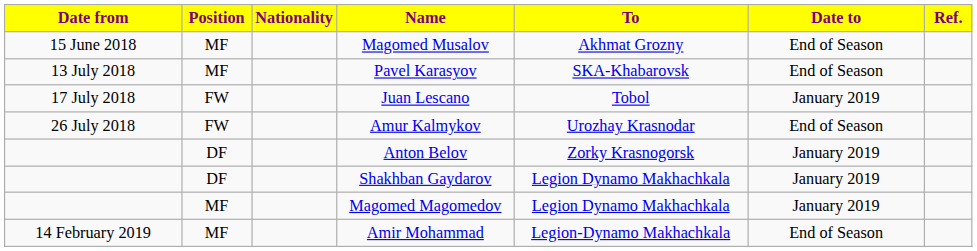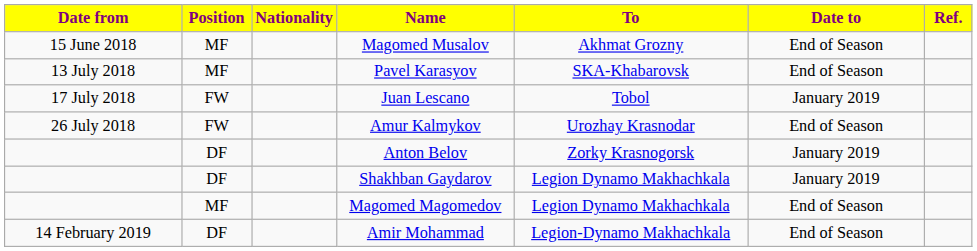(836, 206) January 2019 -> (836, 206) End of Season
(217, 233) MF -> (217, 233) DF
